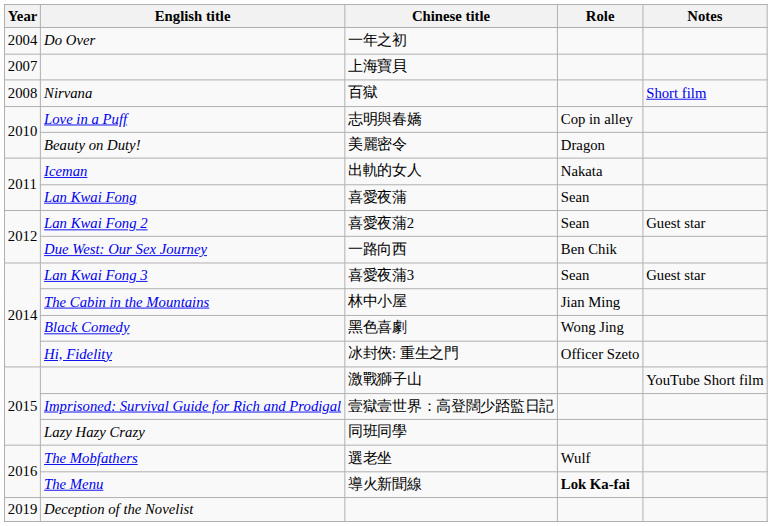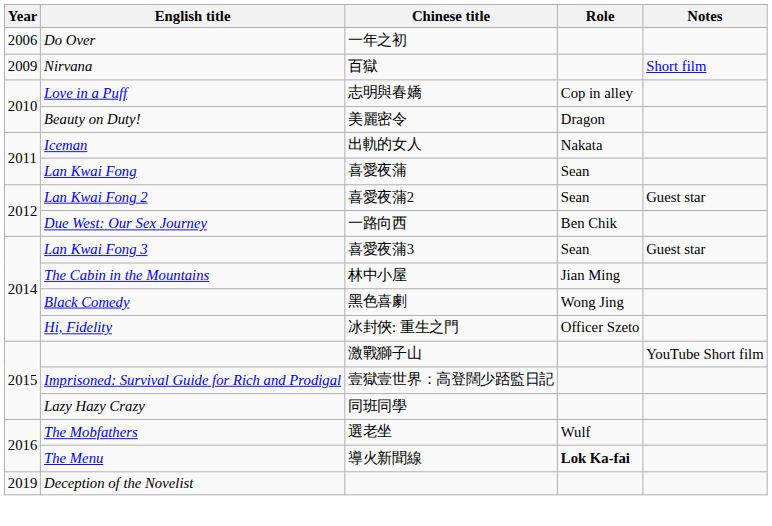(23, 40) 2004 -> (23, 40) 2006
- row: (377, 66)
(23, 93) 2008 -> (23, 67) 2009
